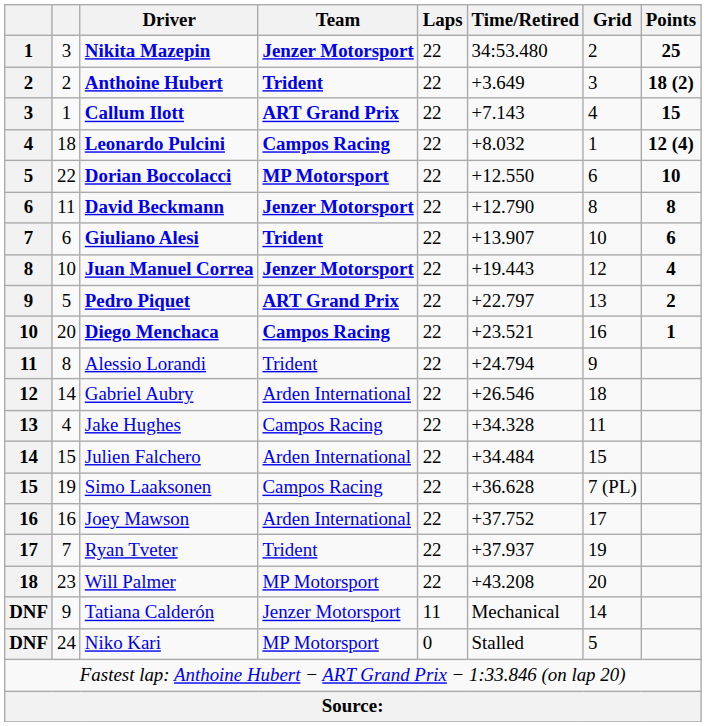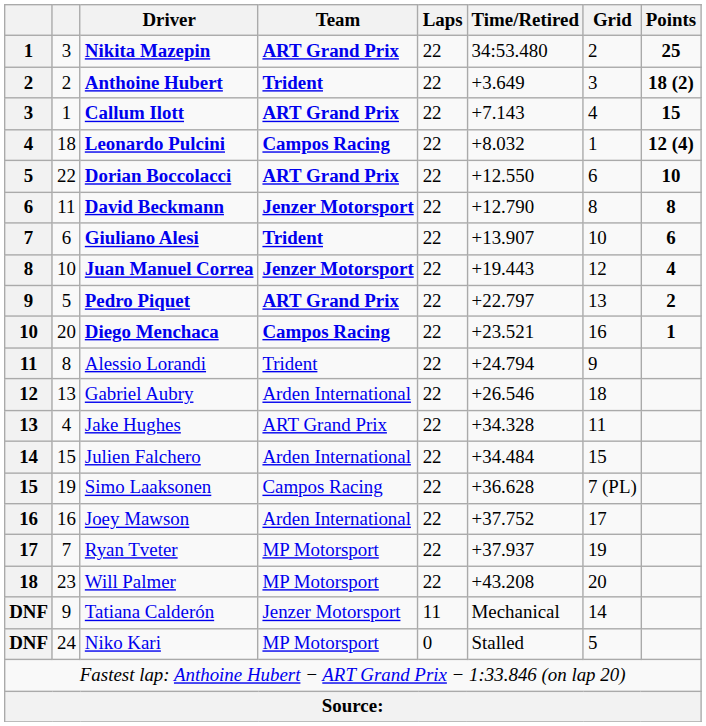(338, 50) Jenzer Motorsport -> (331, 50) ART Grand Prix
(326, 175) MP Motorsport -> (331, 175) ART Grand Prix
(66, 393) 14 -> (66, 393) 13
(323, 425) Campos Racing -> (325, 425) ART Grand Prix
(290, 549) Trident -> (321, 549) MP Motorsport
